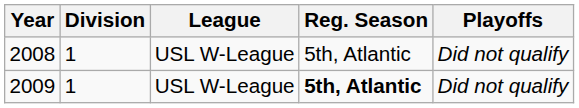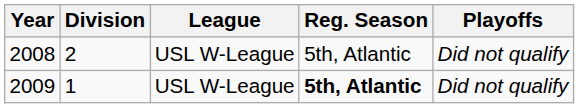(71, 53) 1 -> (71, 53) 2
